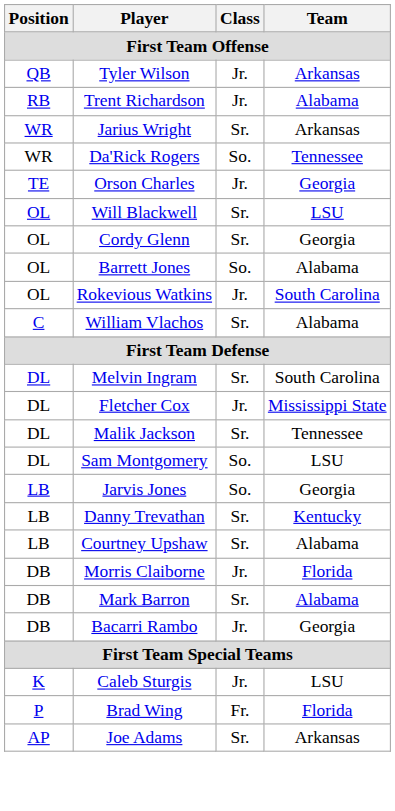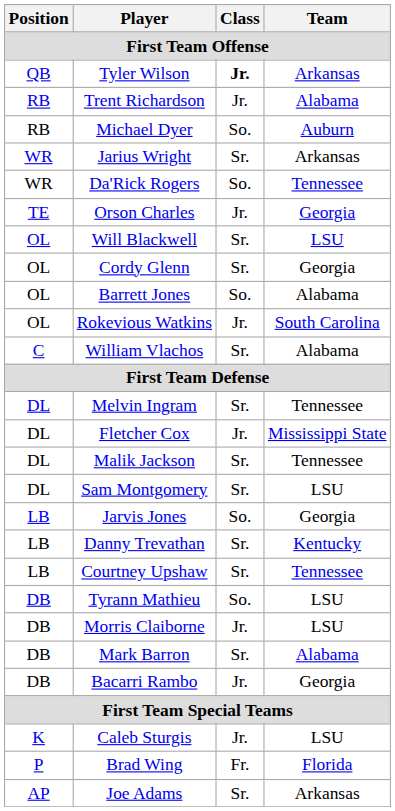(240, 73) normal -> (240, 73) bold
+ row: (144, 128)
(327, 377) South Carolina -> (327, 405) Tennessee
(240, 460) So. -> (240, 488) Sr.
(327, 543) Alabama -> (327, 571) Tennessee
+ row: (144, 599)
(327, 571) Florida -> (327, 626) LSU
